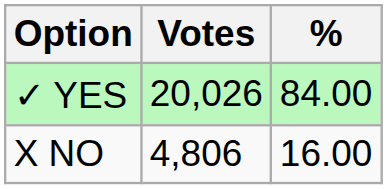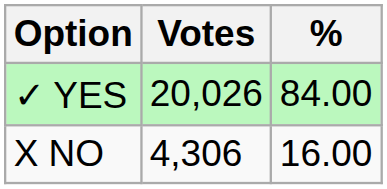(196, 153) 4,806 -> (196, 153) 4,306
